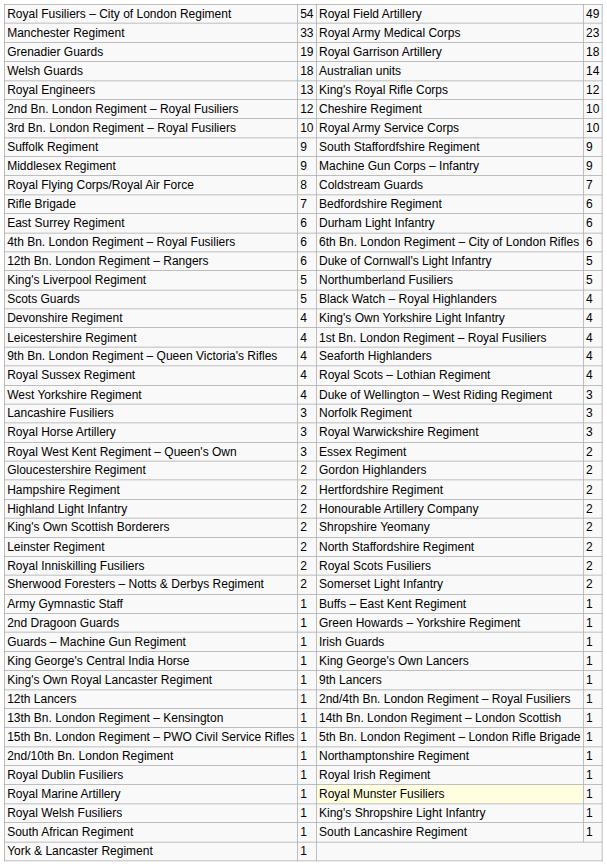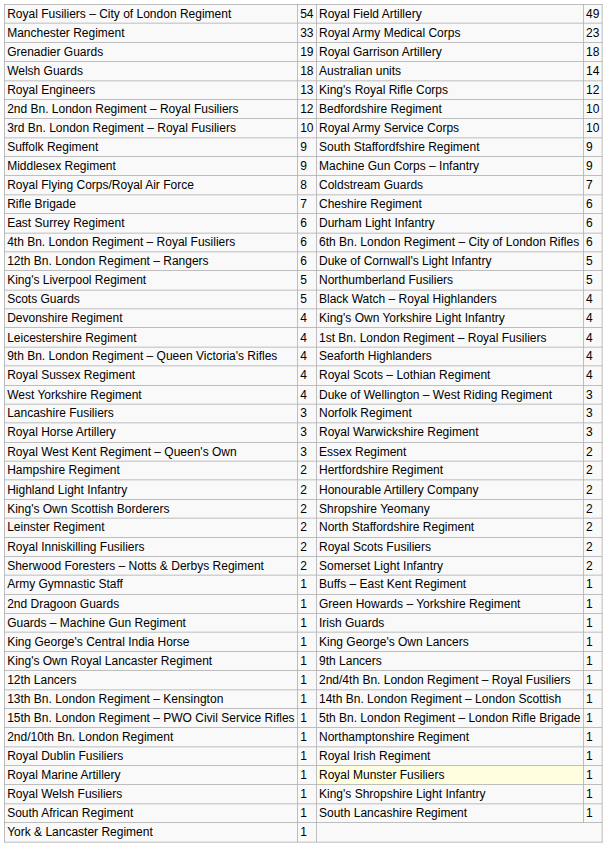(370, 109) Cheshire Regiment -> (380, 109) Bedfordshire Regiment
(380, 204) Bedfordshire Regiment -> (370, 204) Cheshire Regiment
- row: (77, 470)
